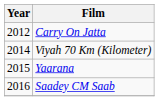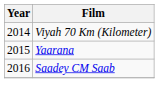- row: (71, 31)
